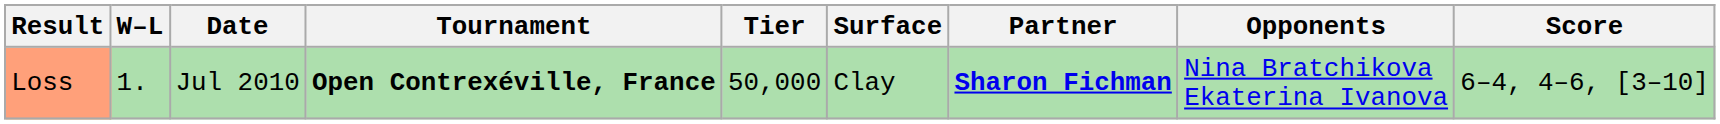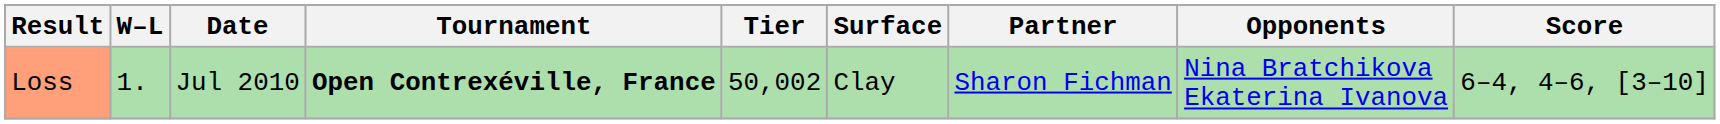(775, 83) 50,000 -> (775, 83) 50,002
(1063, 83) bold -> (1063, 83) normal
